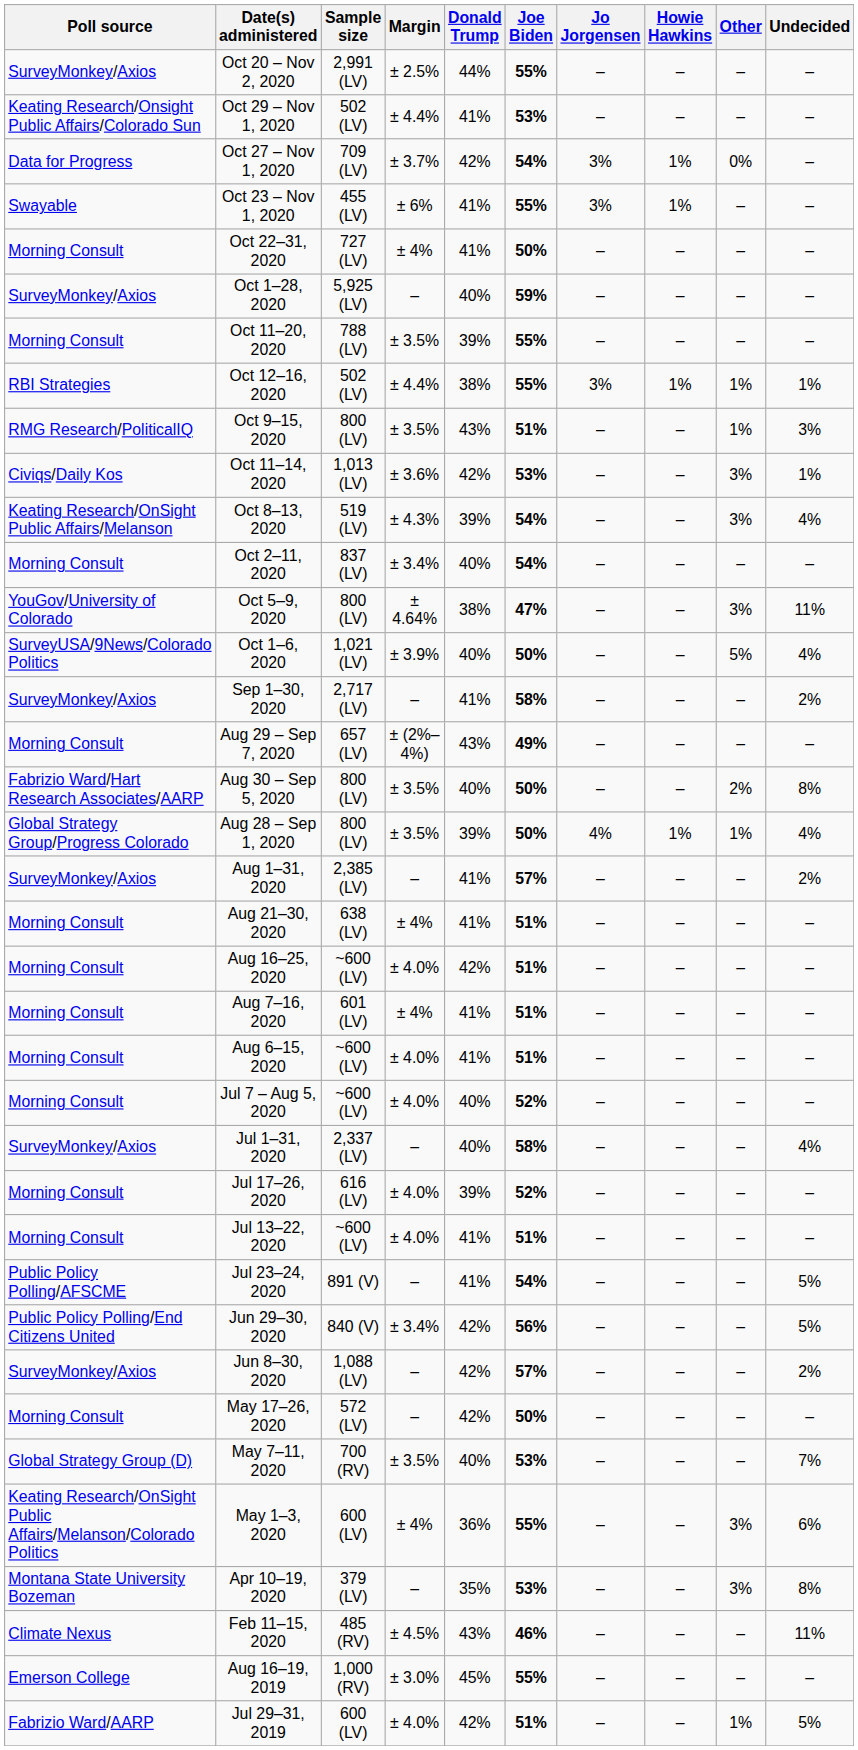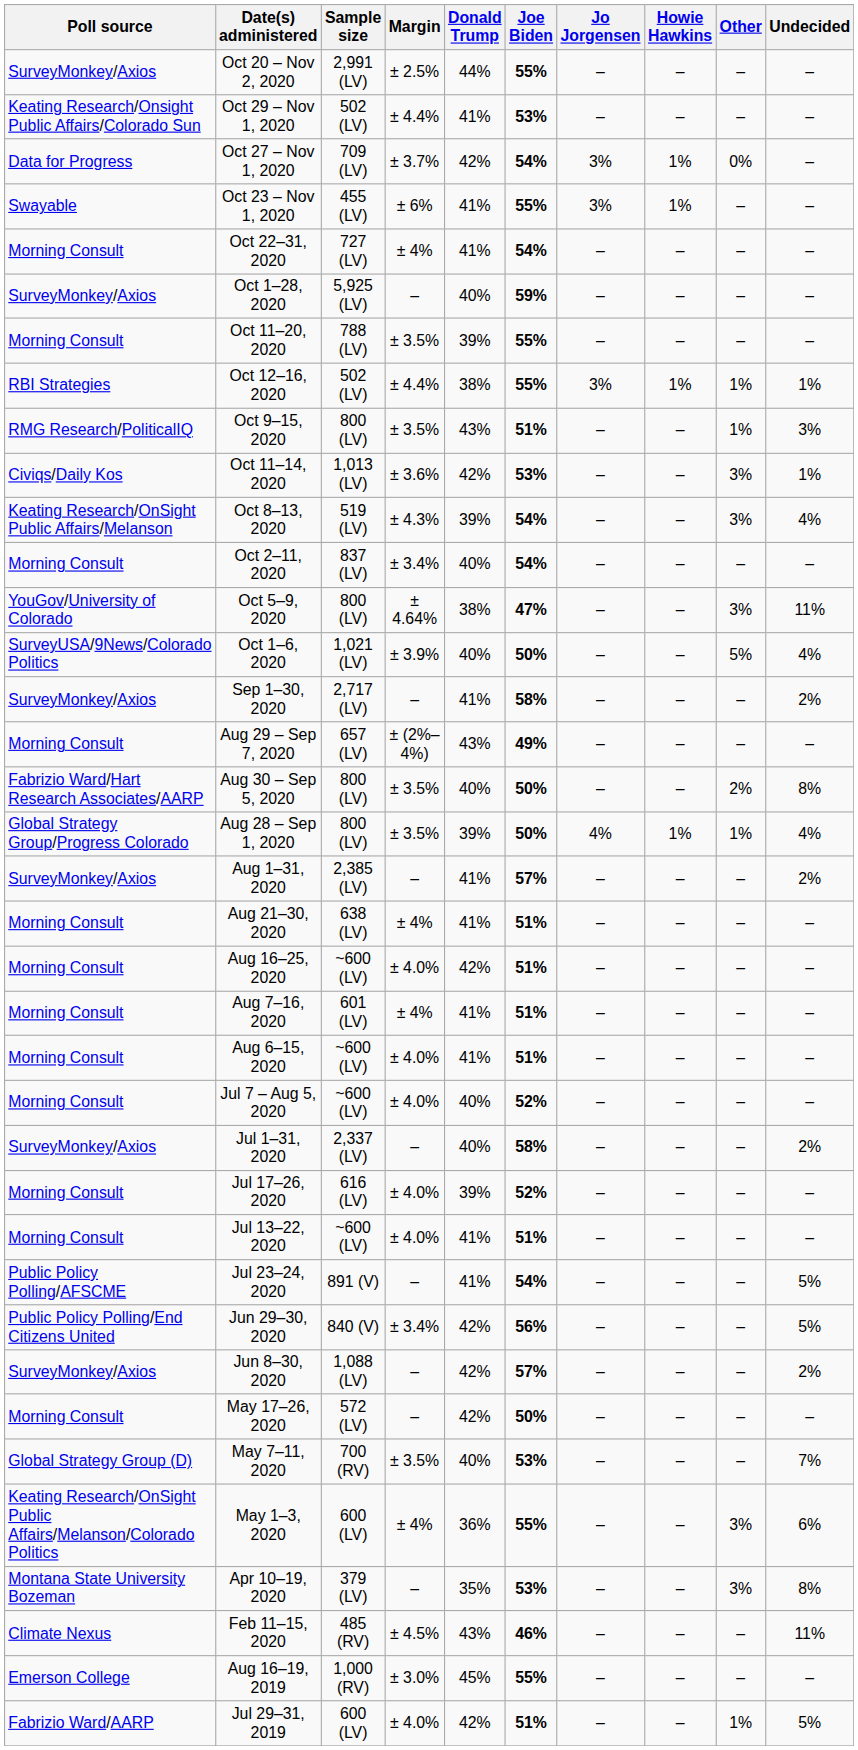(531, 251) 50% -> (531, 251) 54%
(810, 1147) 4% -> (810, 1147) 2%
